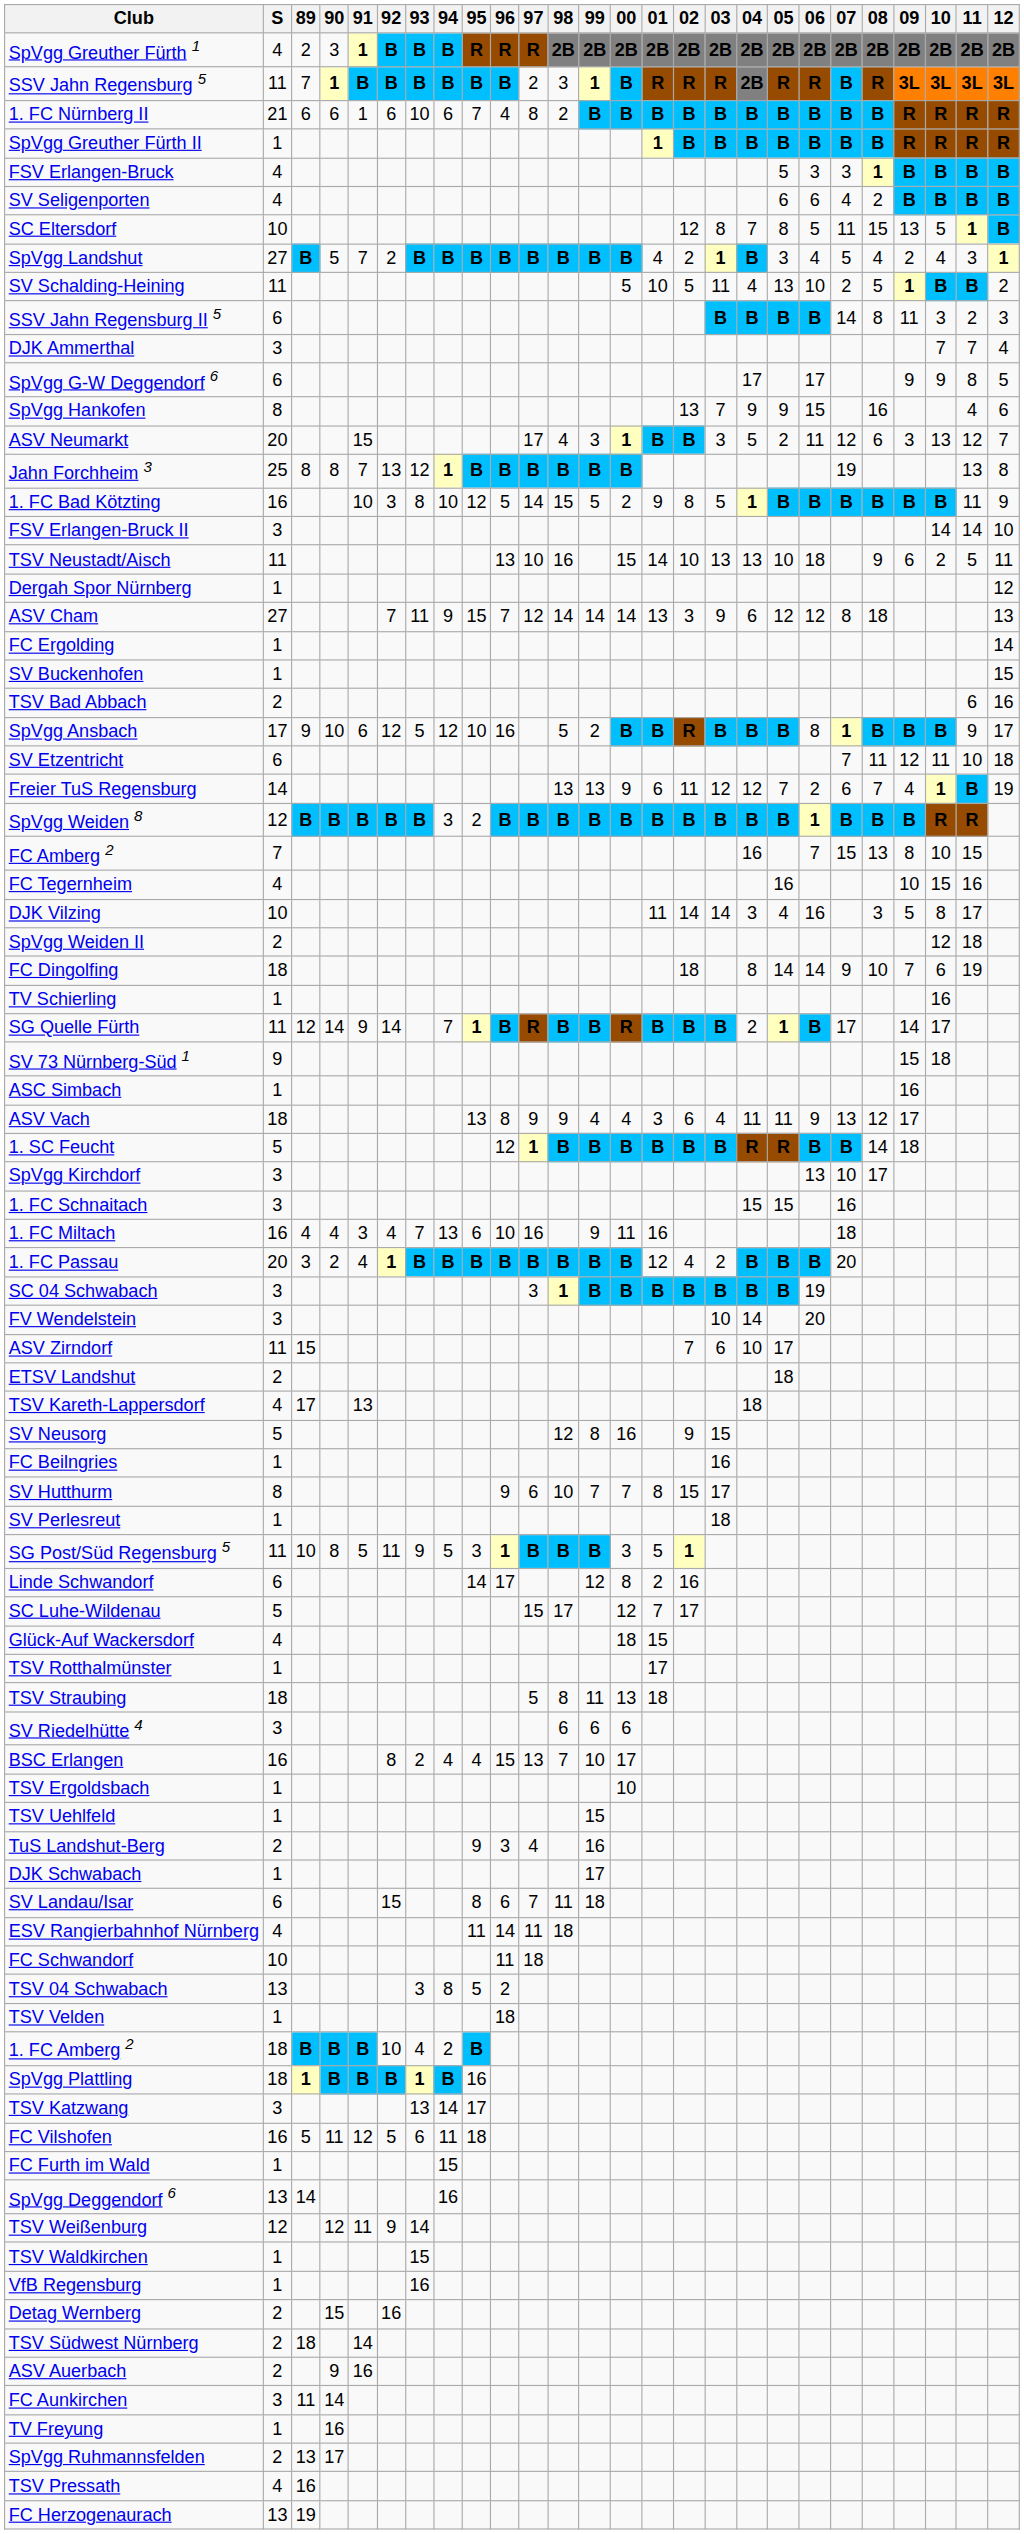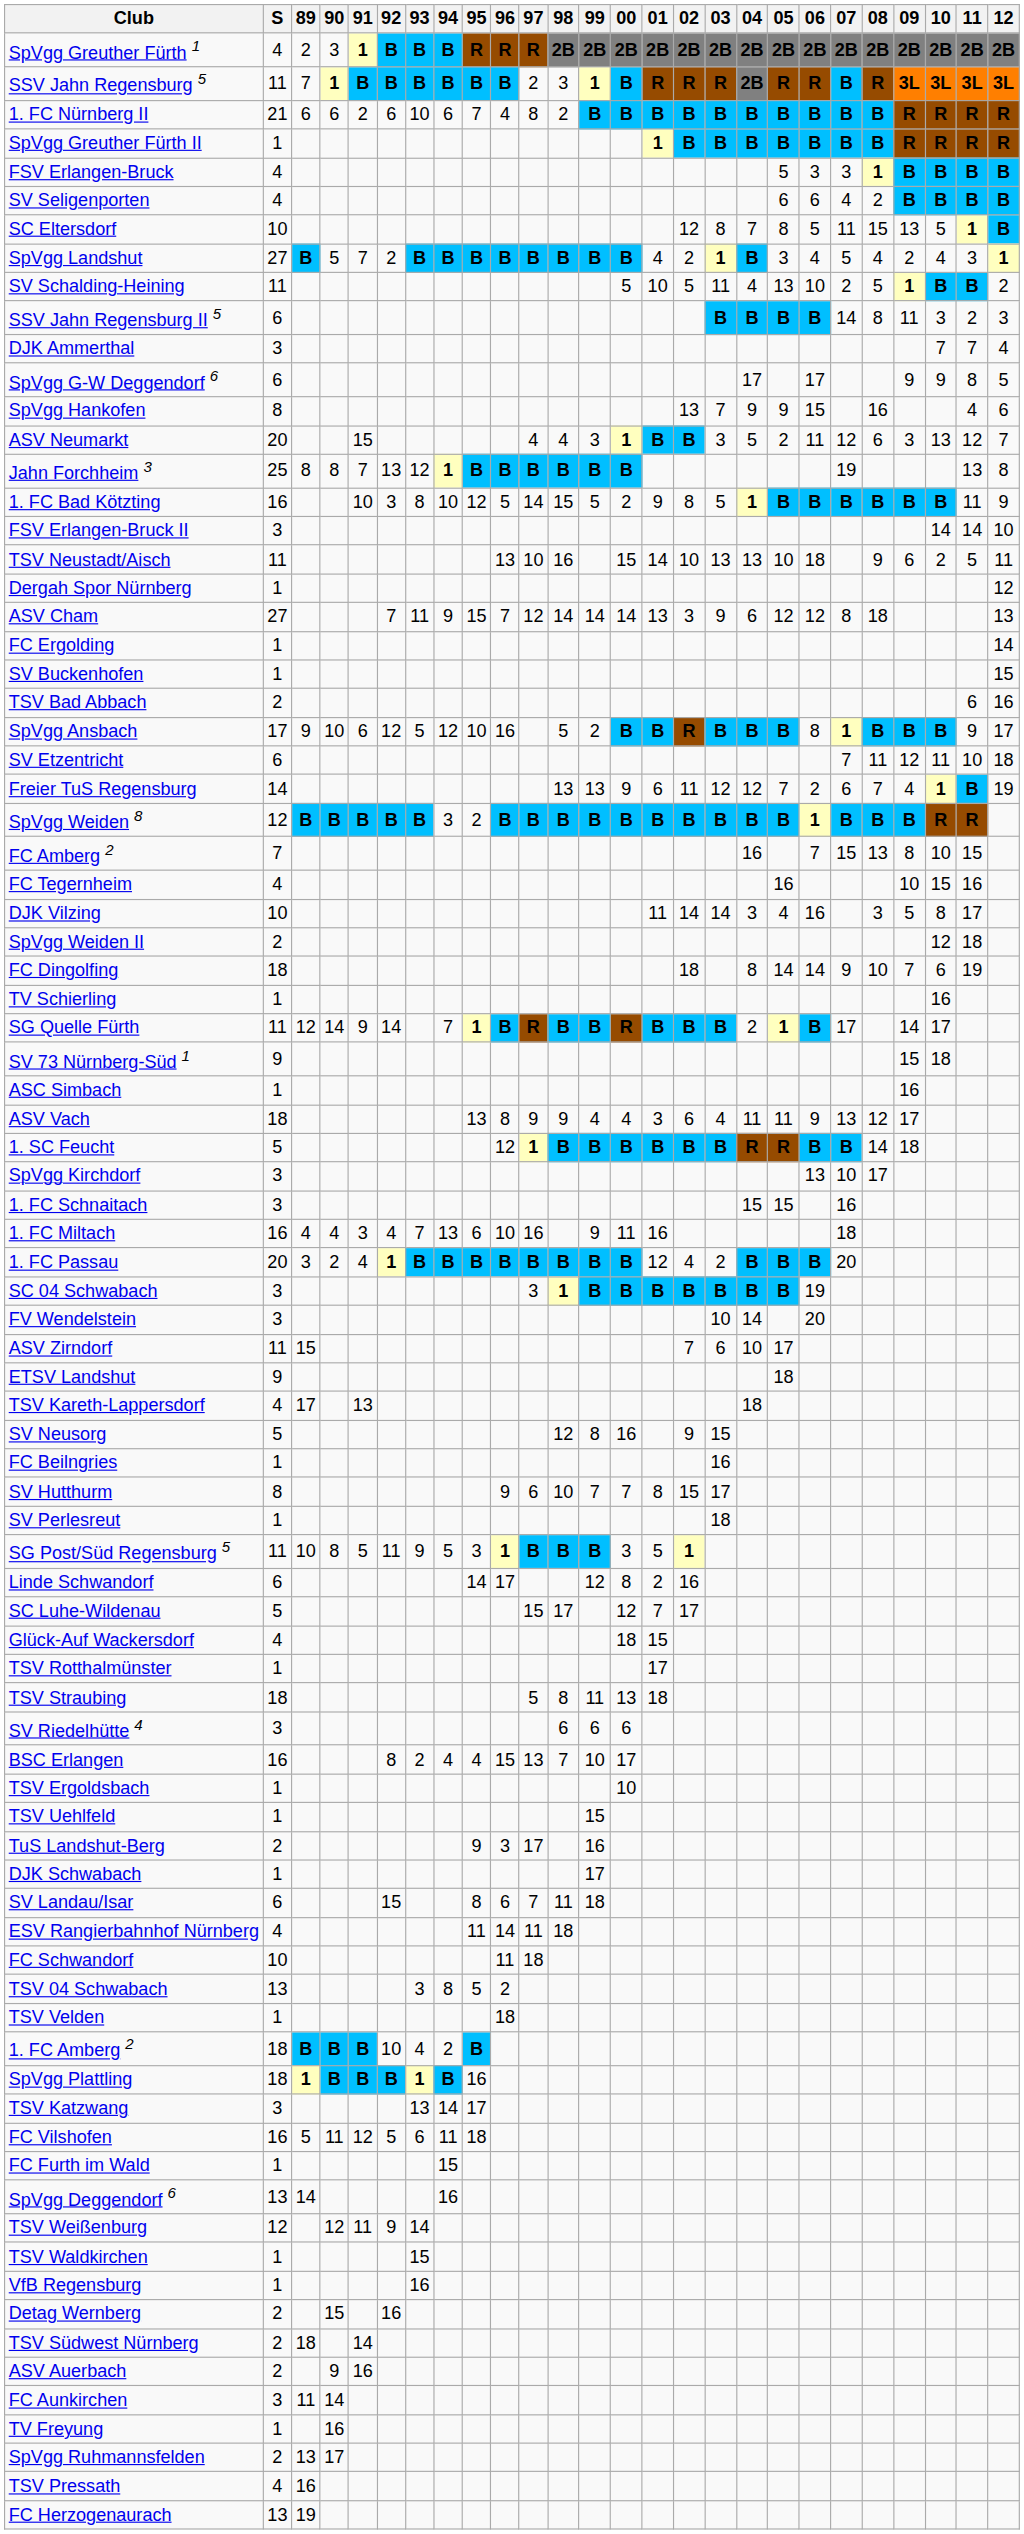(363, 114) 1 -> (363, 114) 2
(533, 439) 17 -> (533, 439) 4
(277, 1376) 2 -> (277, 1376) 9
(533, 1845) 4 -> (533, 1845) 17
